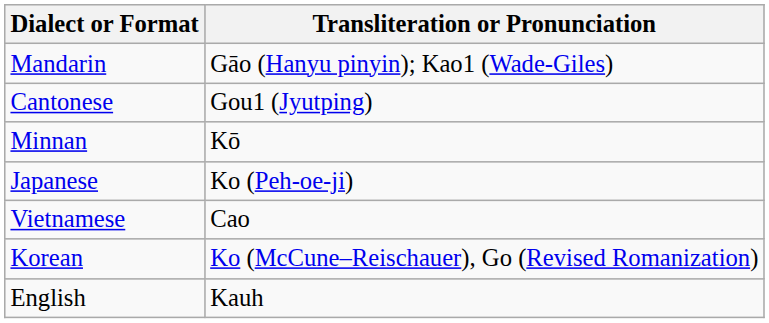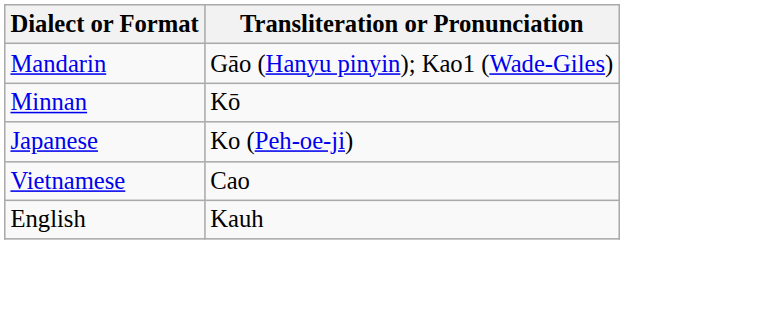- row: (62, 102)
- row: (47, 258)
